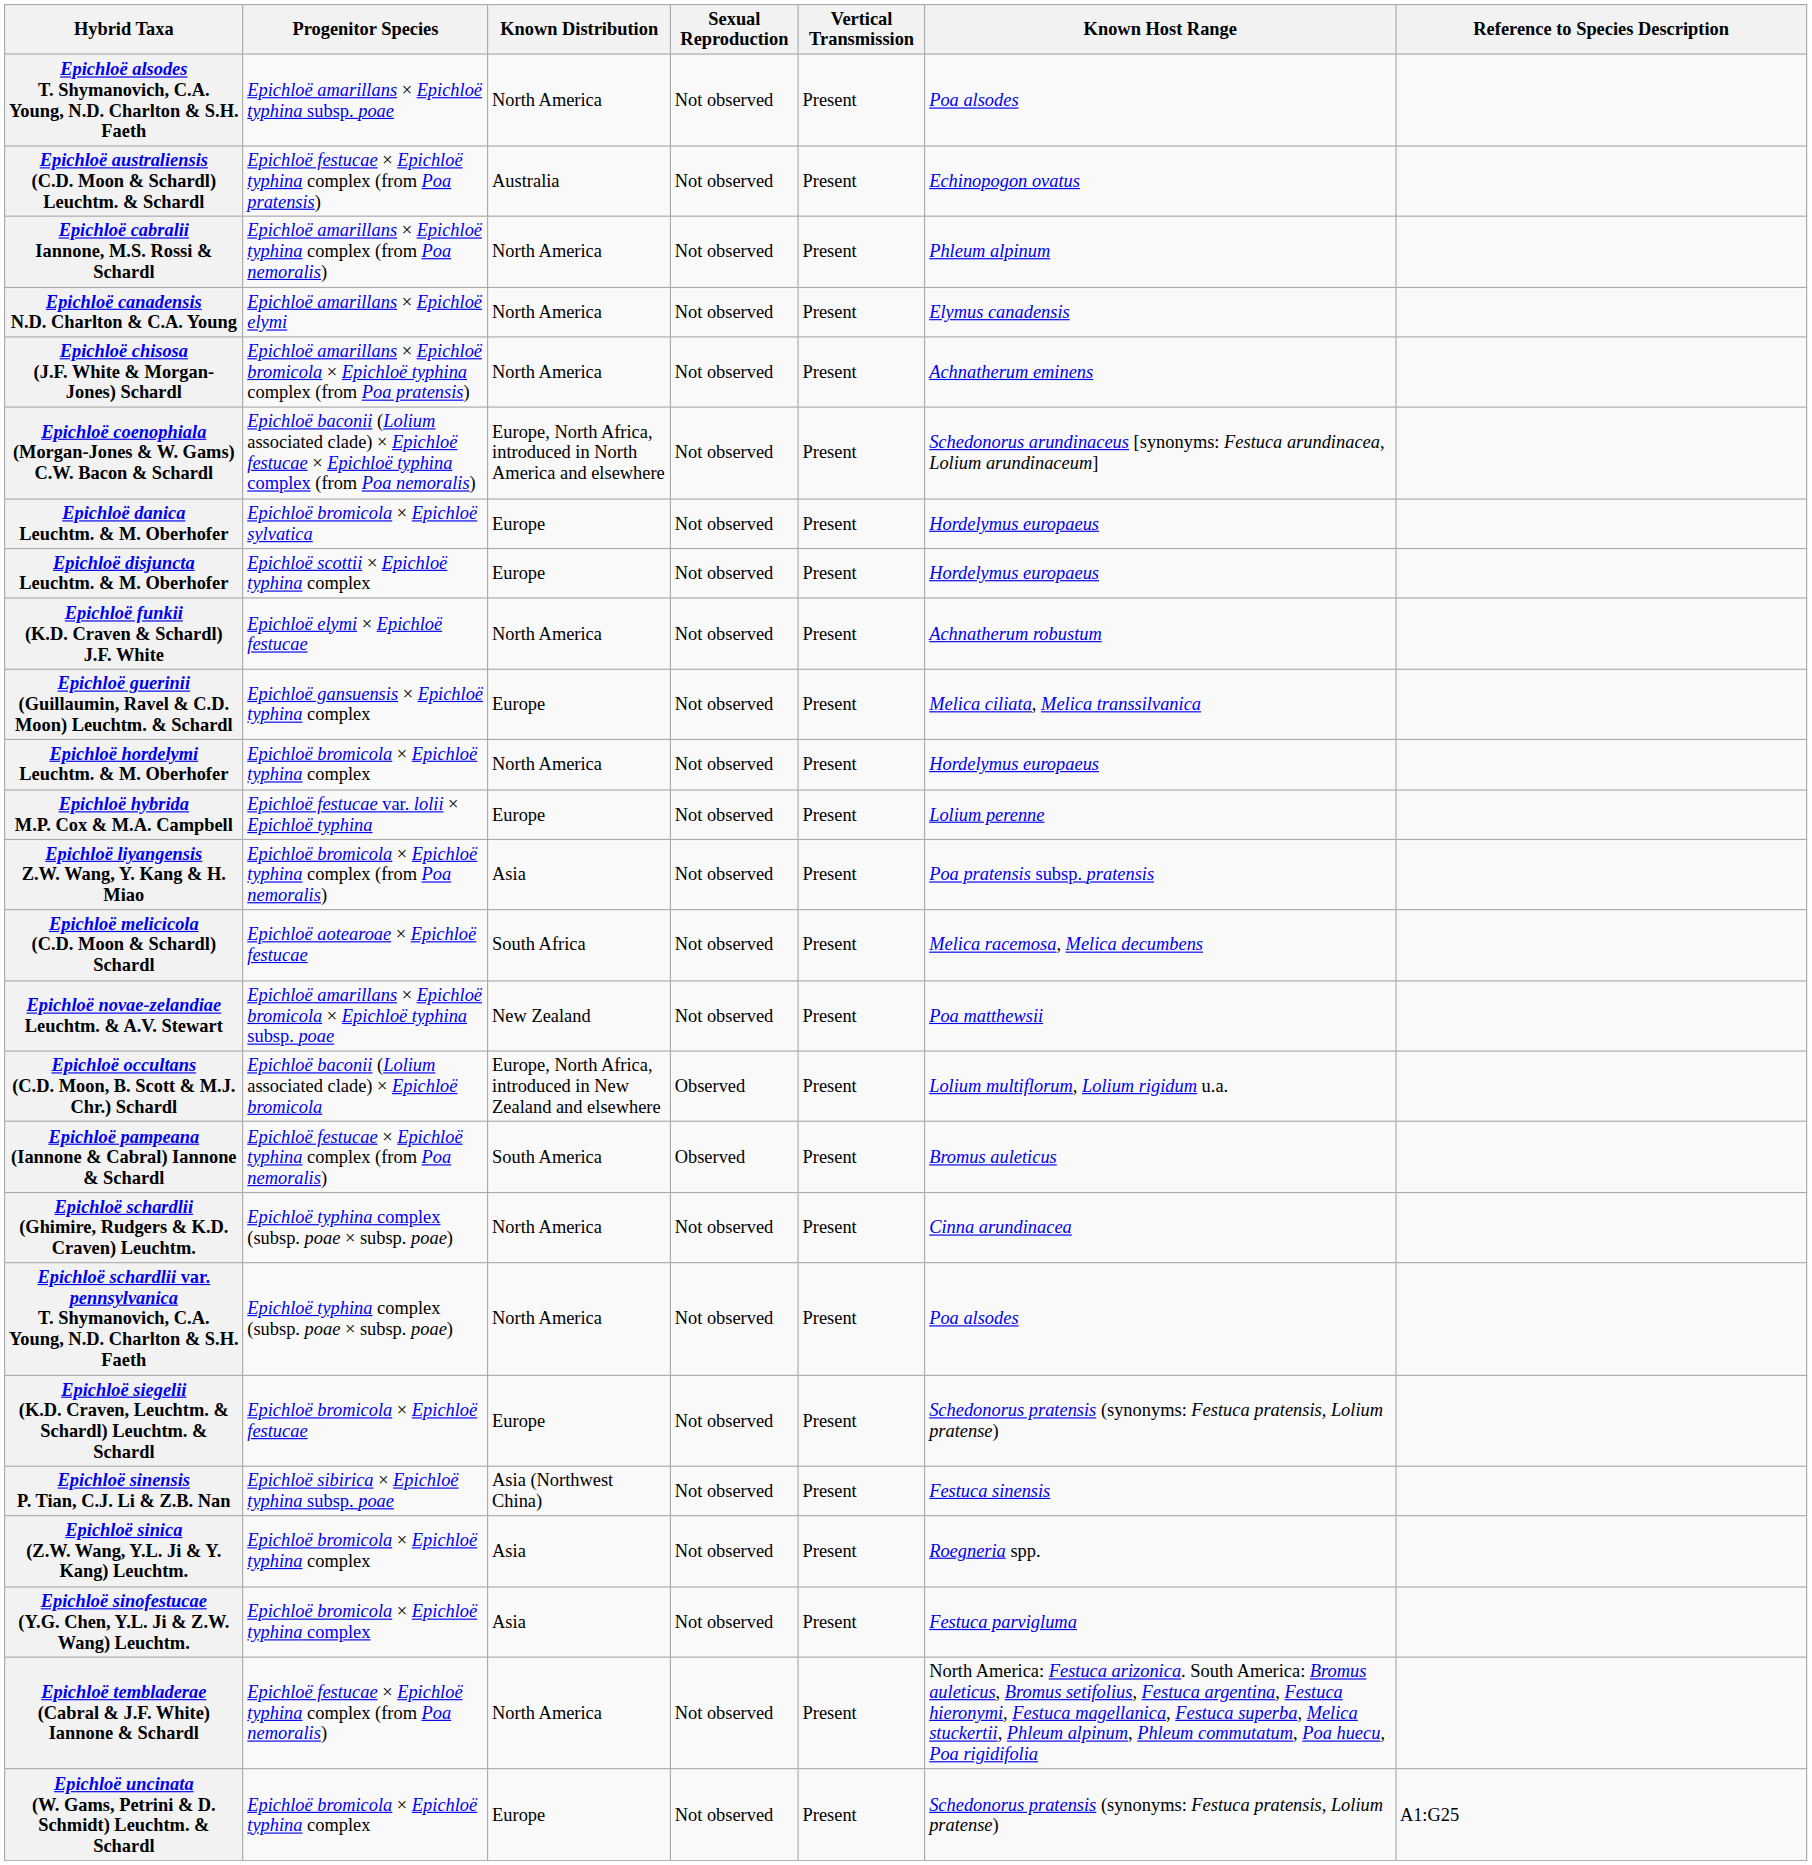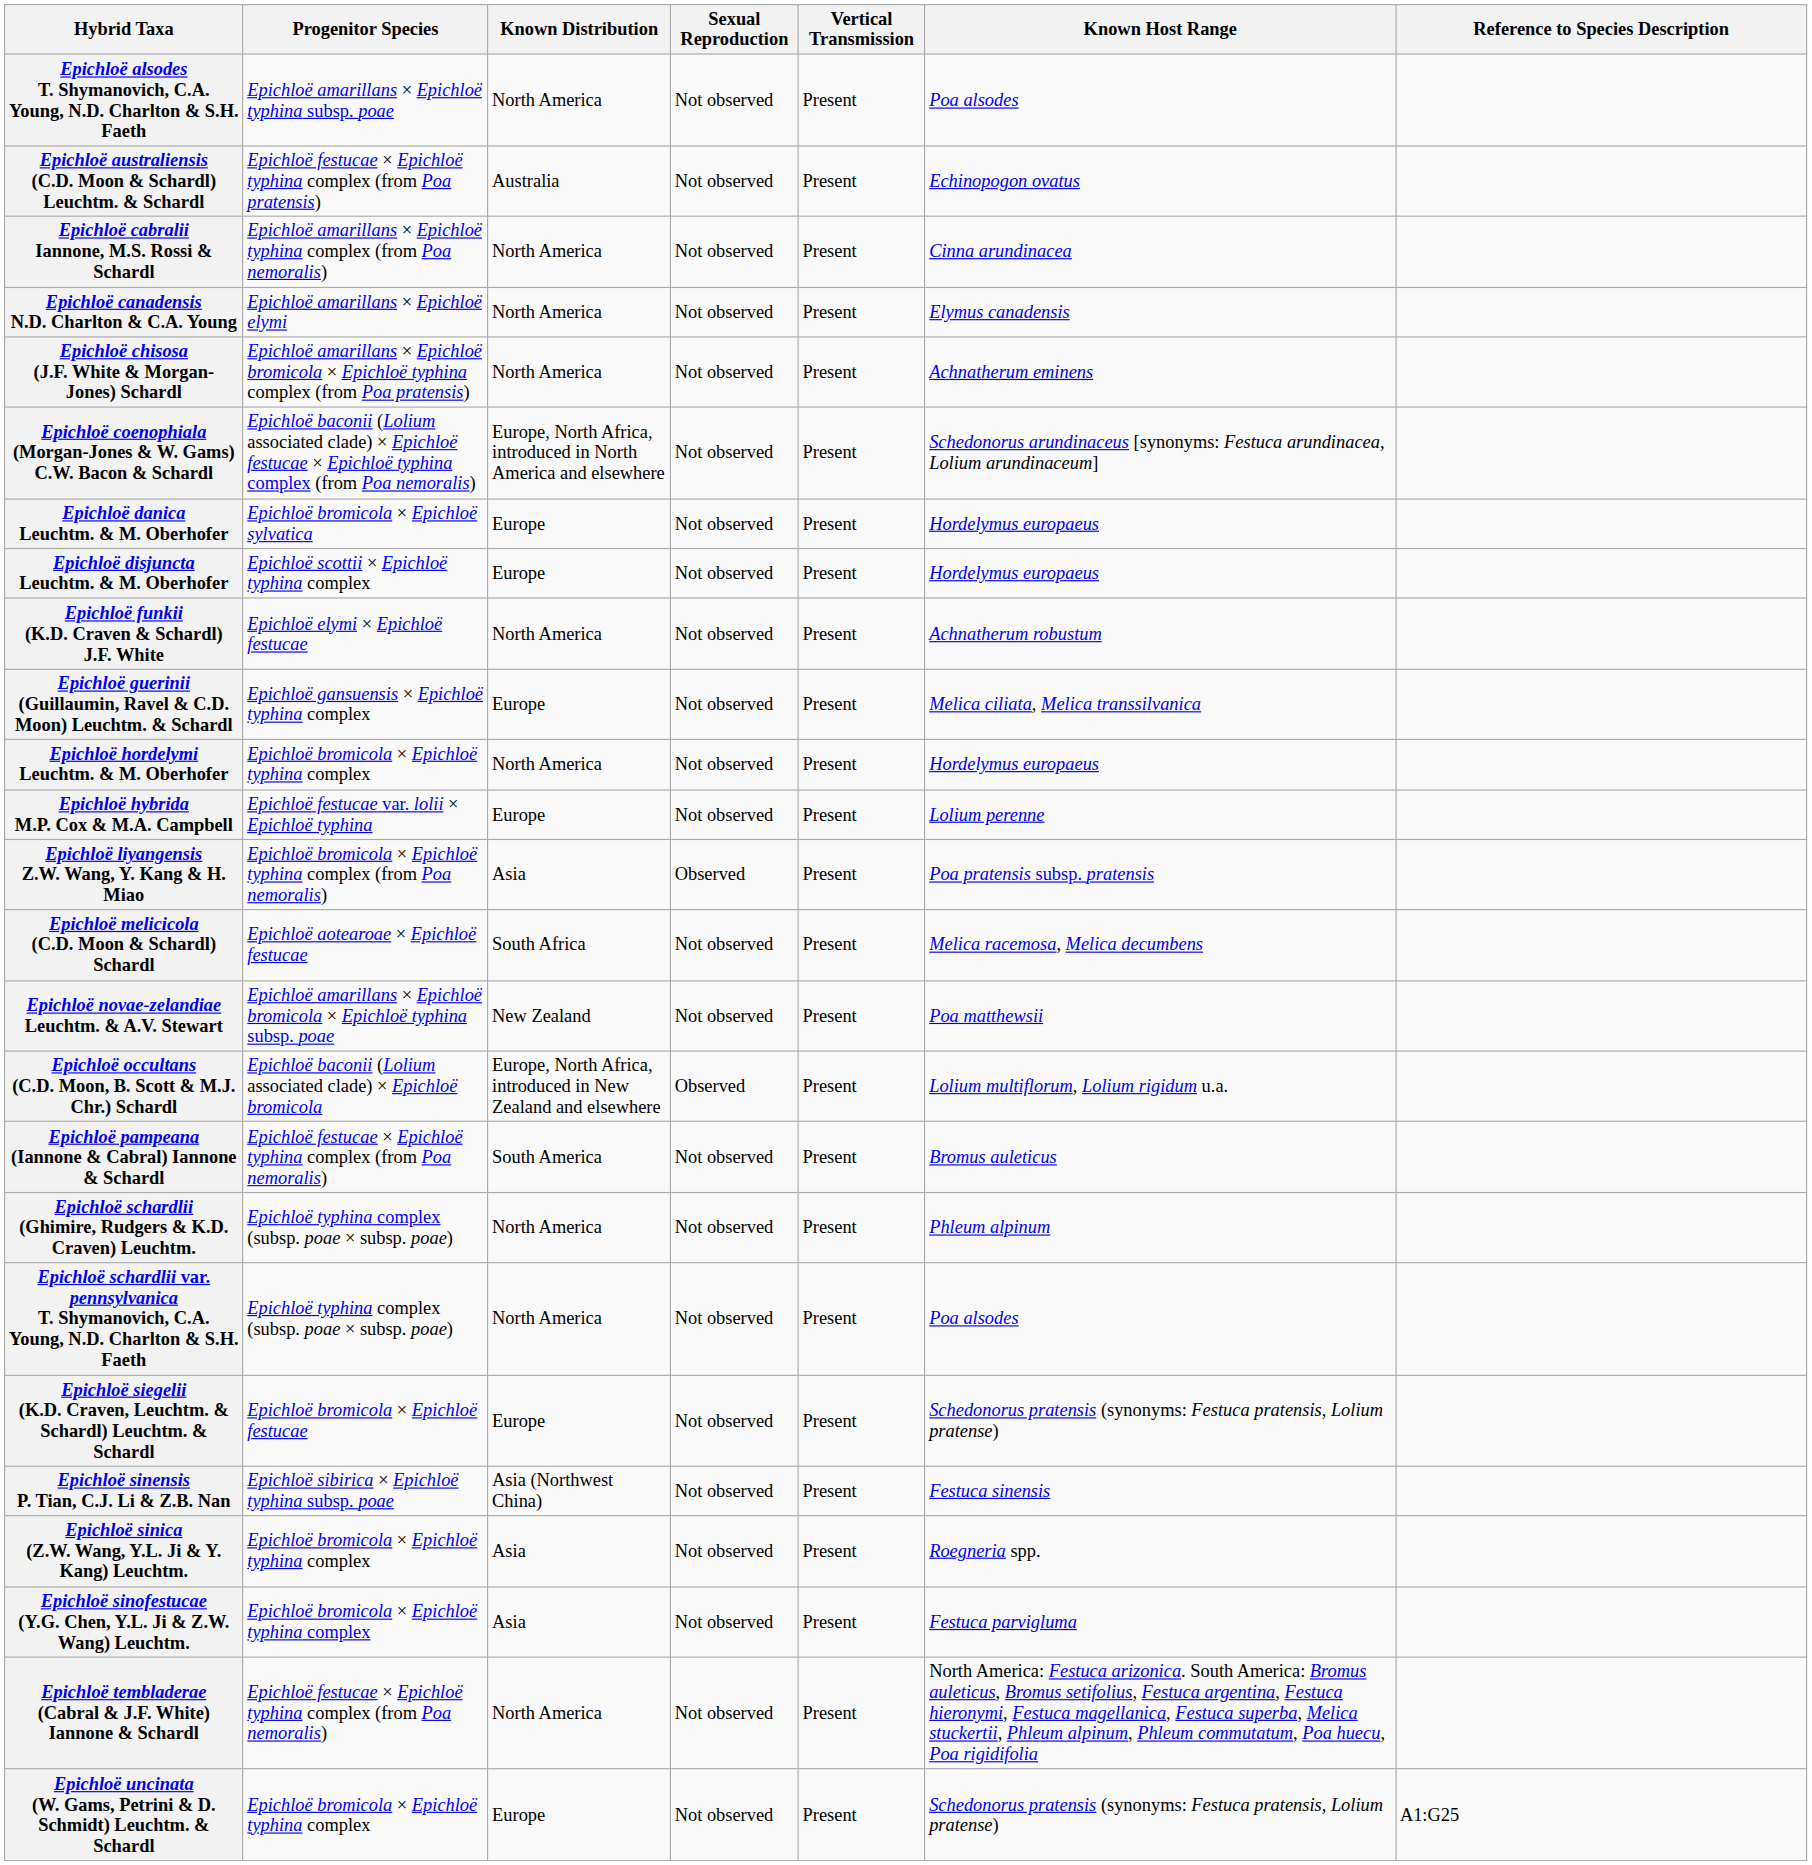(990, 251) Phleum alpinum -> (1000, 251) Cinna arundinacea
(724, 874) Not observed -> (710, 874) Observed
(710, 1156) Observed -> (724, 1156) Not observed
(1000, 1227) Cinna arundinacea -> (990, 1227) Phleum alpinum
